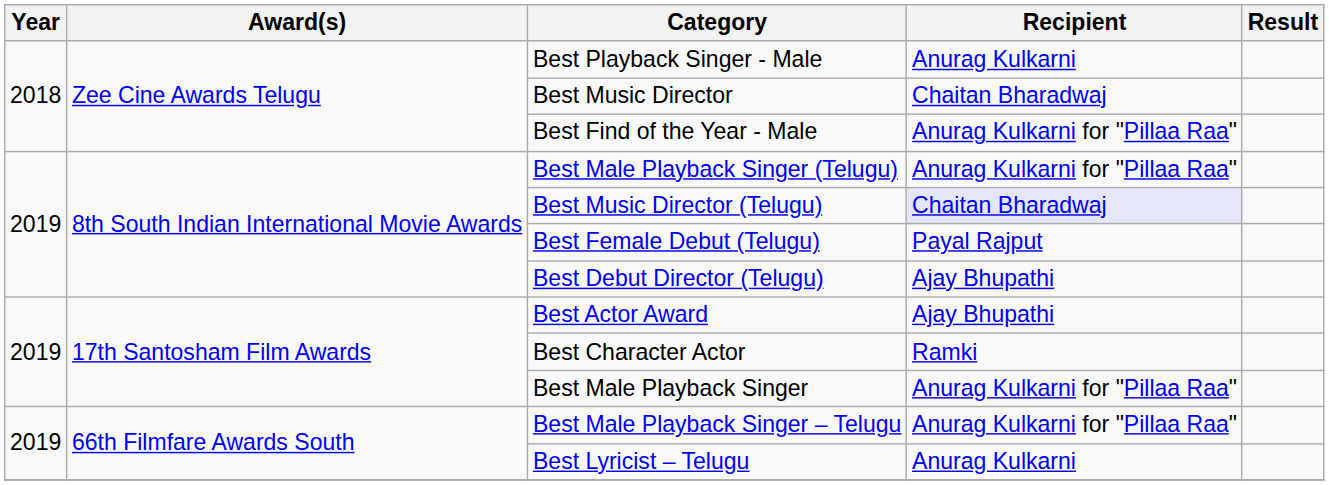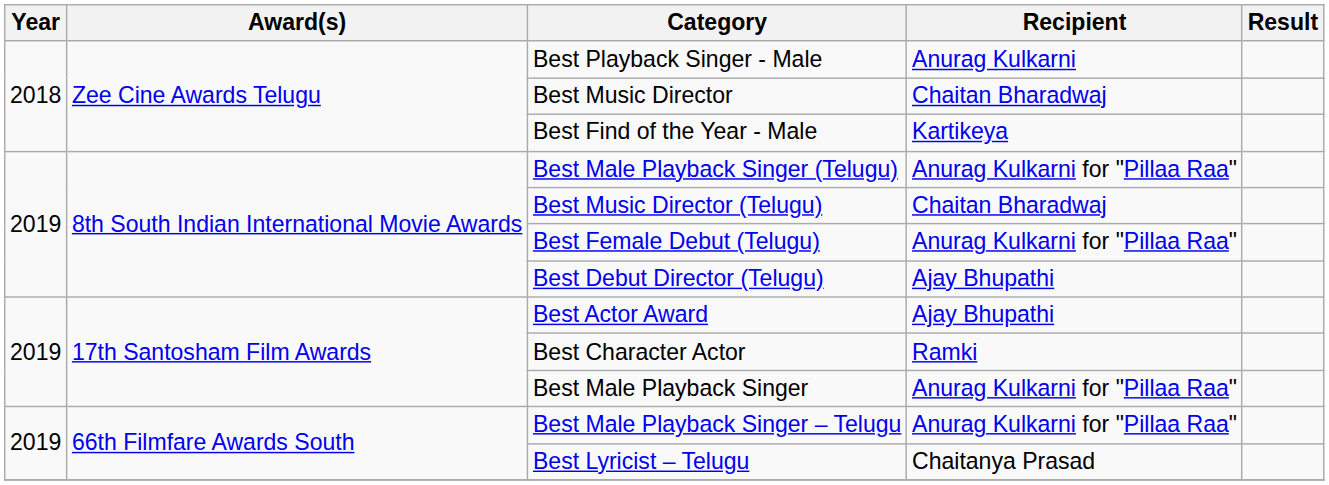(1075, 132) Anurag Kulkarni for "Pillaa Raa" -> (960, 132) Kartikeya
(1009, 205) lavender background -> (1009, 205) no background
(977, 242) Payal Rajput -> (1075, 242) Anurag Kulkarni for "Pillaa Raa"
(994, 461) Anurag Kulkarni -> (1004, 461) Chaitanya Prasad
